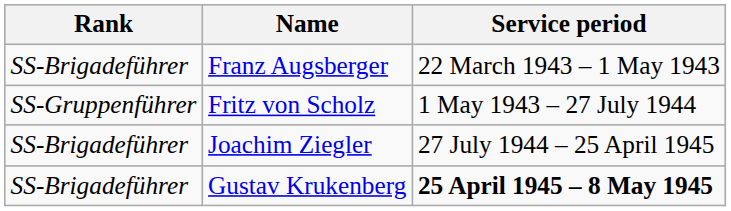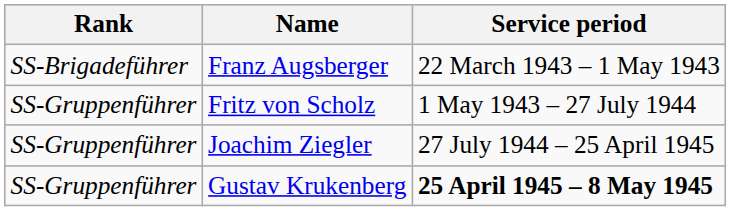(99, 144) SS-Brigadeführer -> (104, 144) SS-Gruppenführer
(99, 184) SS-Brigadeführer -> (104, 184) SS-Gruppenführer
